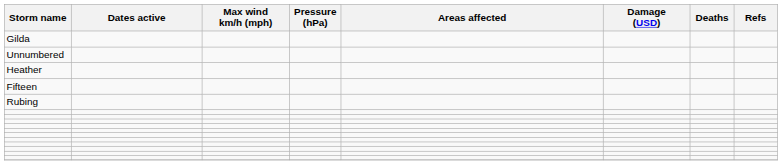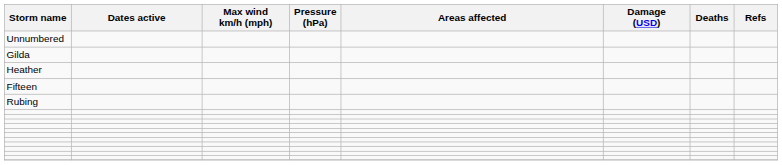rows swapped: (35, 54) <-> (18, 39)
